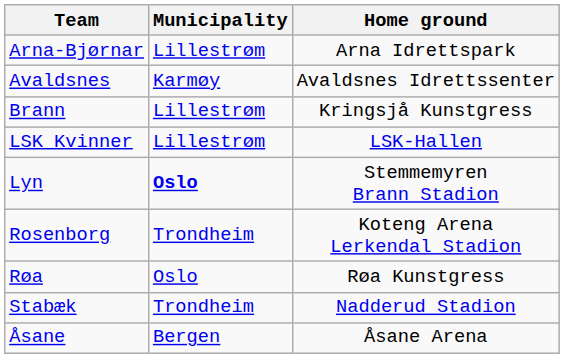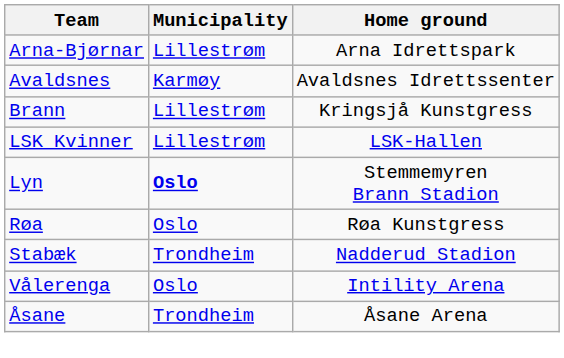- row: (60, 235)
+ row: (60, 286)
(187, 338) Bergen -> (203, 316) Trondheim
